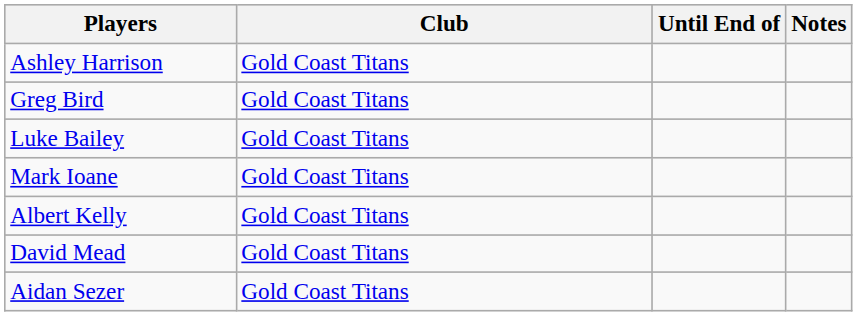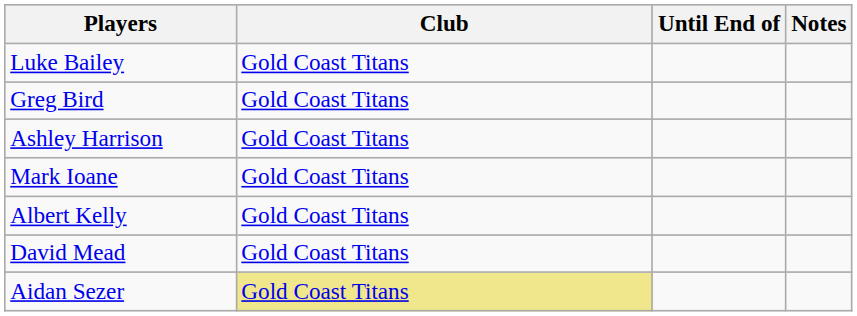rows swapped: (67, 138) <-> (86, 62)
(325, 291) no background -> (325, 291) khaki background
